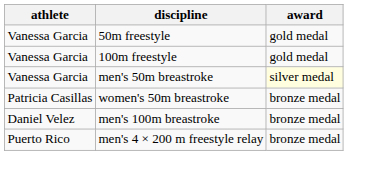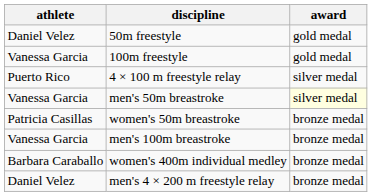(48, 35) Vanessa Garcia -> (41, 35) Daniel Velez
+ row: (175, 77)
(41, 118) Daniel Velez -> (48, 139) Vanessa Garcia
+ row: (198, 160)
(39, 139) Puerto Rico -> (41, 181) Daniel Velez
